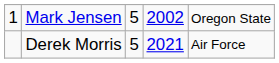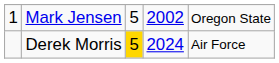(134, 44) no background -> (134, 44) gold background
(165, 44) 2021 -> (165, 44) 2024
